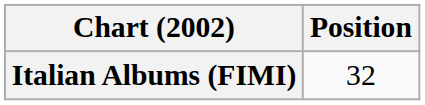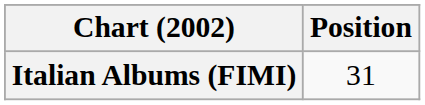(361, 74) 32 -> (361, 74) 31
